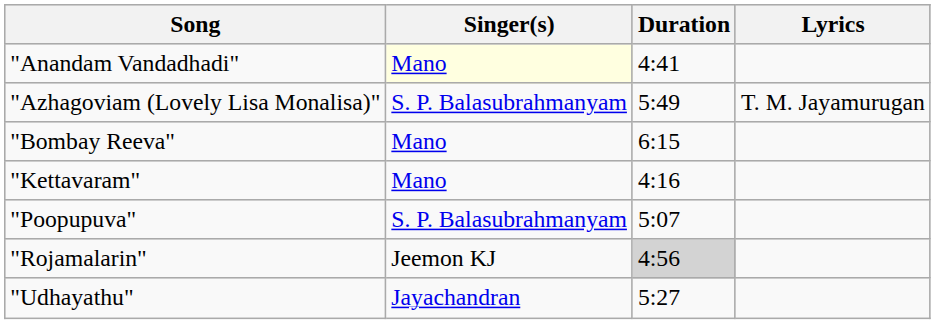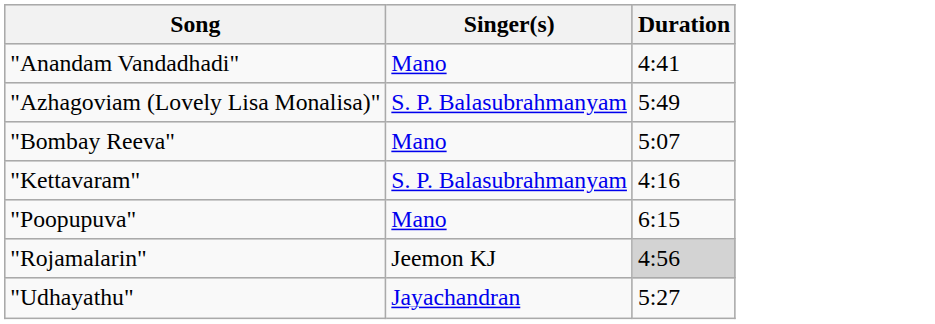- column: (833, 24)
(419, 63) lightyellow background -> (419, 63) no background
(659, 141) 6:15 -> (659, 141) 5:07
(419, 180) Mano -> (509, 180) S. P. Balasubrahmanyam
(509, 219) S. P. Balasubrahmanyam -> (419, 219) Mano
(659, 219) 5:07 -> (659, 219) 6:15
